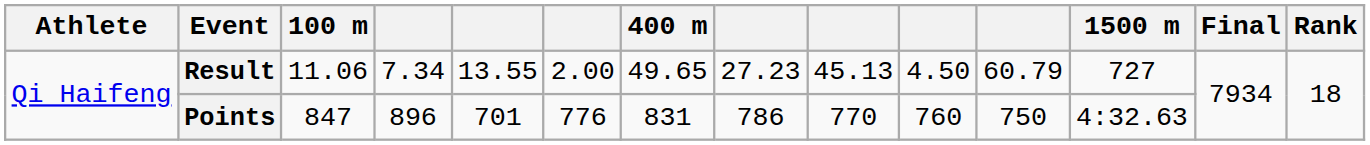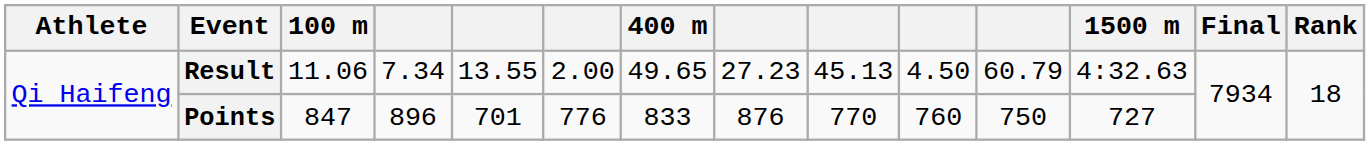(1132, 72) 727 -> (1132, 72) 4:32.63
(668, 117) 831 -> (668, 117) 833
(760, 117) 786 -> (760, 117) 876
(1132, 117) 4:32.63 -> (1132, 117) 727
